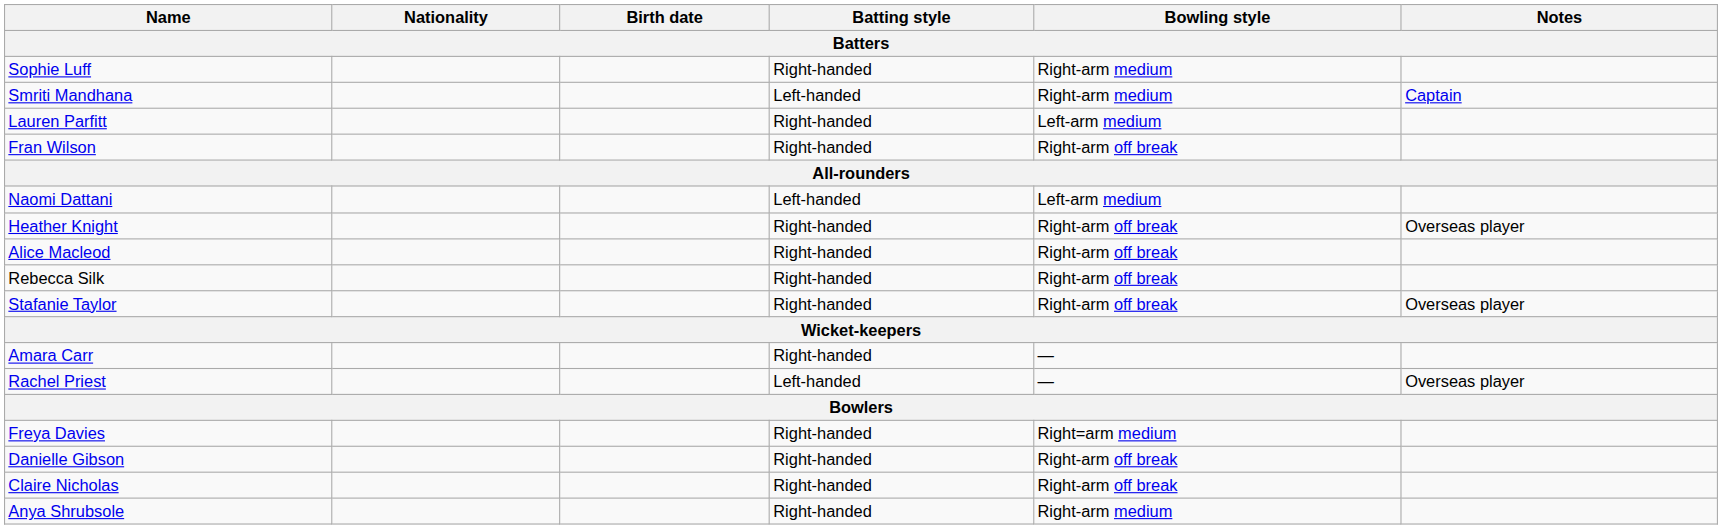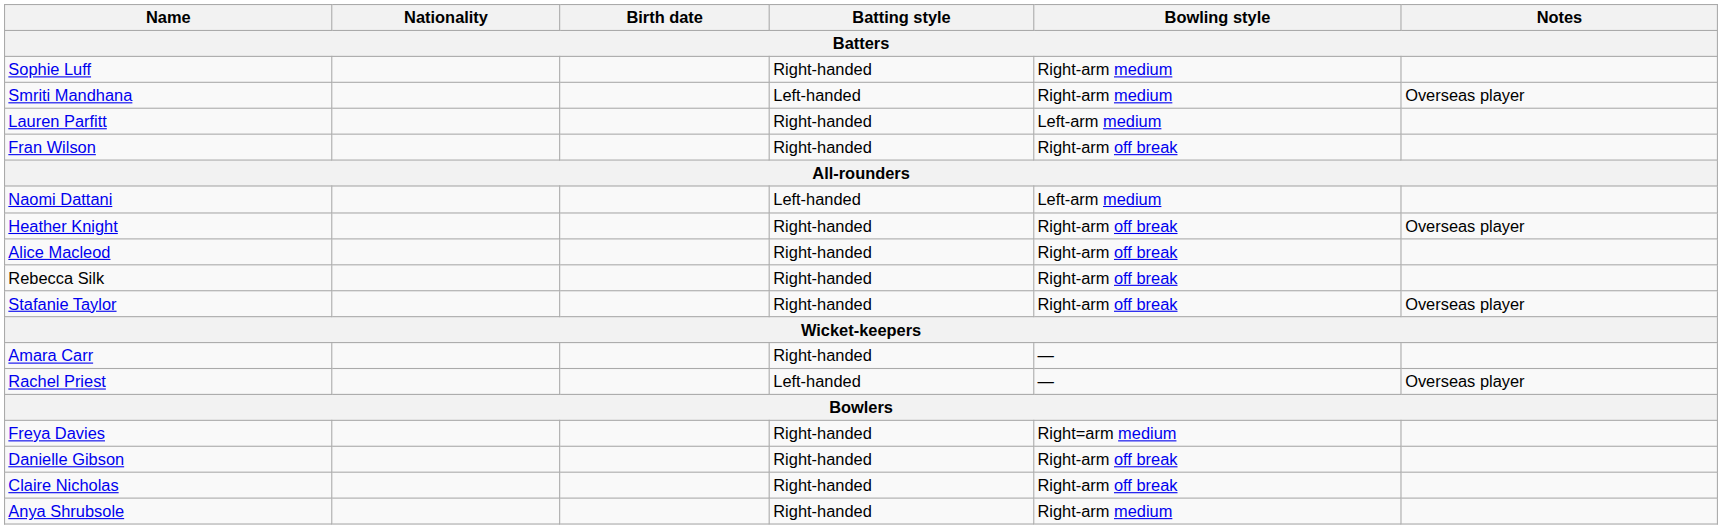(1433, 96) Captain -> (1465, 96) Overseas player
